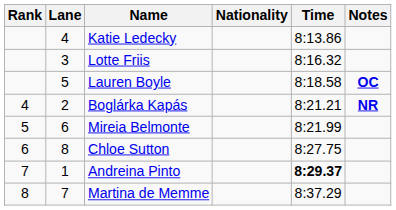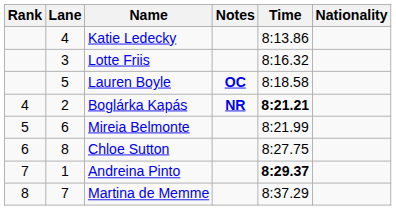columns swapped: (252, 15) <-> (368, 15)
(318, 104) normal -> (285, 104) bold
